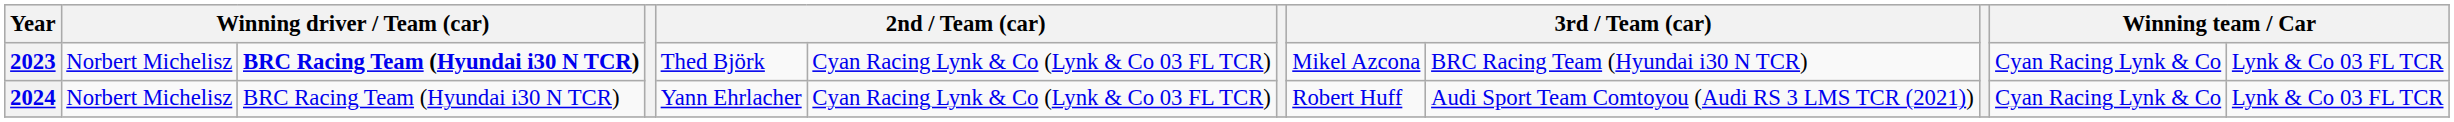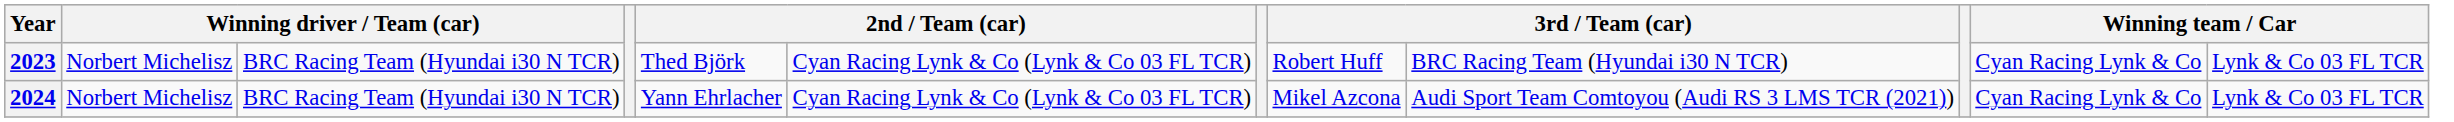(441, 61) bold -> (431, 61) normal
(1356, 61) Mikel Azcona -> (1328, 61) Robert Huff
(1347, 98) Robert Huff -> (1337, 98) Mikel Azcona
